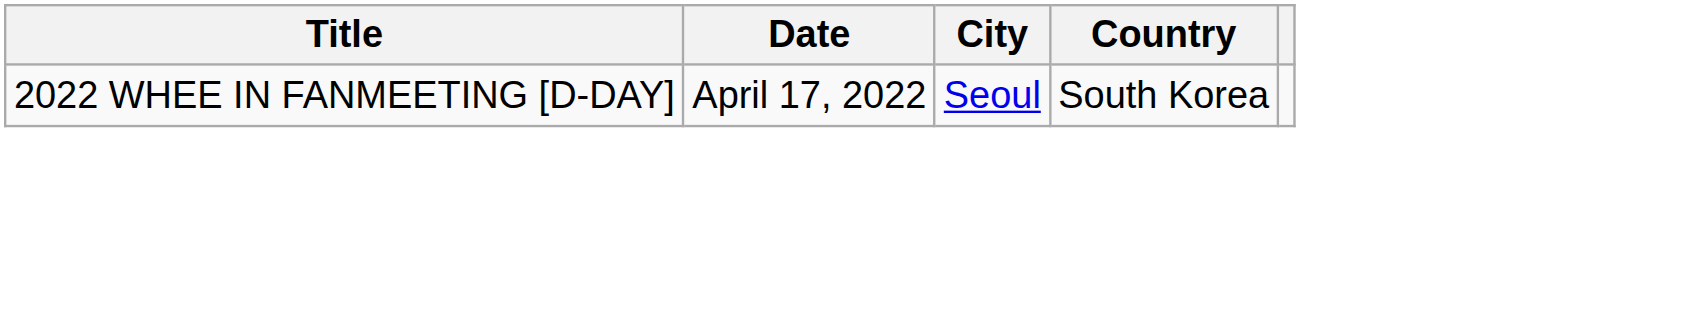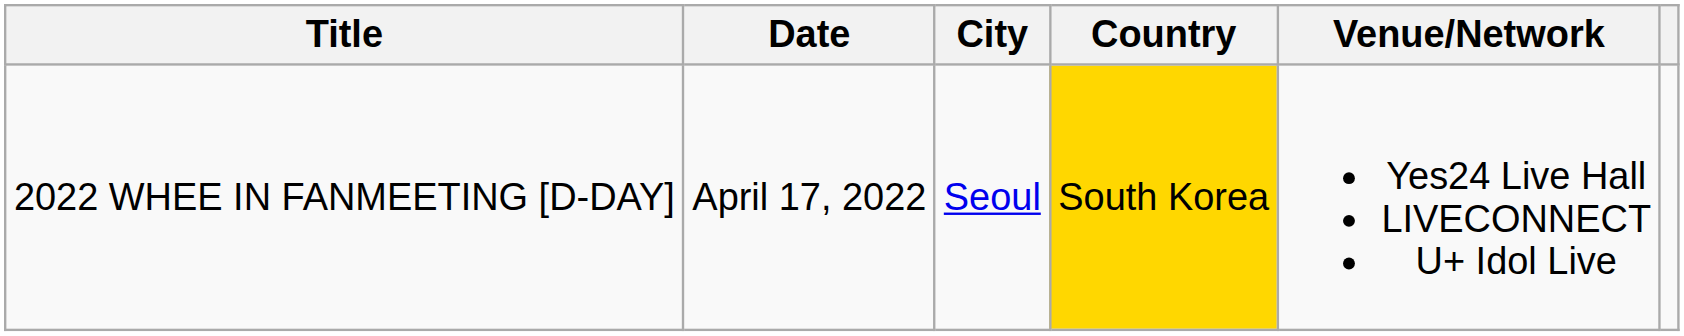+ column: (1469, 34)
(1164, 94) no background -> (1164, 196) gold background
